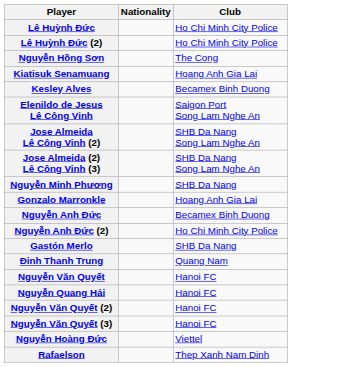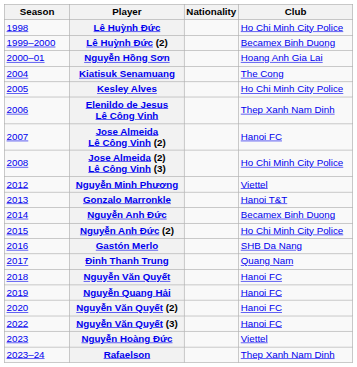+ column: (37, 12)
(227, 43) Ho Chi Minh City Police -> (288, 43) Becamex Binh Duong
(197, 58) The Cong -> (282, 58) Hoang Anh Gia Lai
(216, 74) Hoang Anh Gia Lai -> (262, 74) The Cong
(222, 89) Becamex Binh Duong -> (292, 89) Ho Chi Minh City Police
(218, 110) Saigon Port Song Lam Nghe An -> (288, 110) Thep Xanh Nam Dinh
(218, 137) SHB Da Nang Song Lam Nghe An -> (261, 137) Hanoi FC
(218, 163) SHB Da Nang Song Lam Nghe An -> (292, 163) Ho Chi Minh City Police
(206, 184) SHB Da Nang -> (254, 184) Viettel
(216, 199) Hoang Anh Gia Lai -> (264, 199) Hanoi T&T
